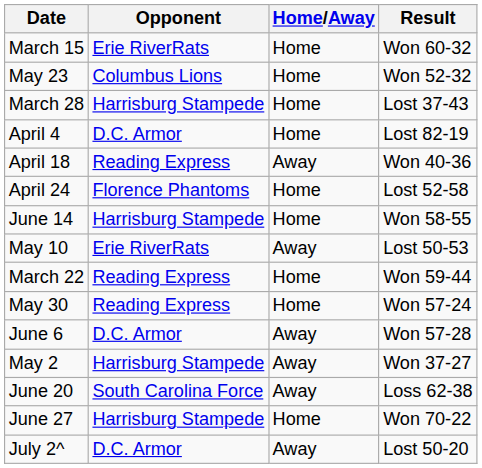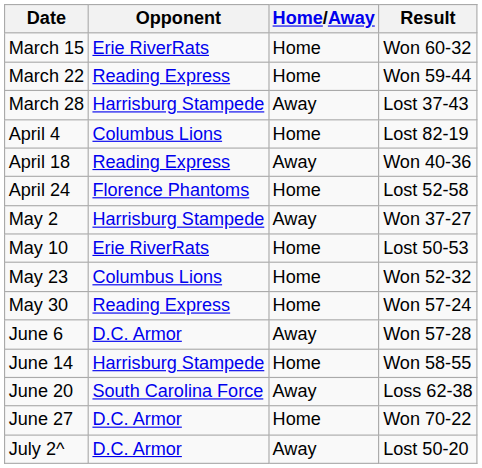rows swapped: (46, 276) <-> (38, 76)
(297, 104) Home -> (295, 104) Away
(137, 133) D.C. Armor -> (157, 133) Columbus Lions
rows swapped: (33, 362) <-> (41, 219)
(295, 248) Away -> (297, 248) Home
(178, 420) Harrisburg Stampede -> (137, 420) D.C. Armor
